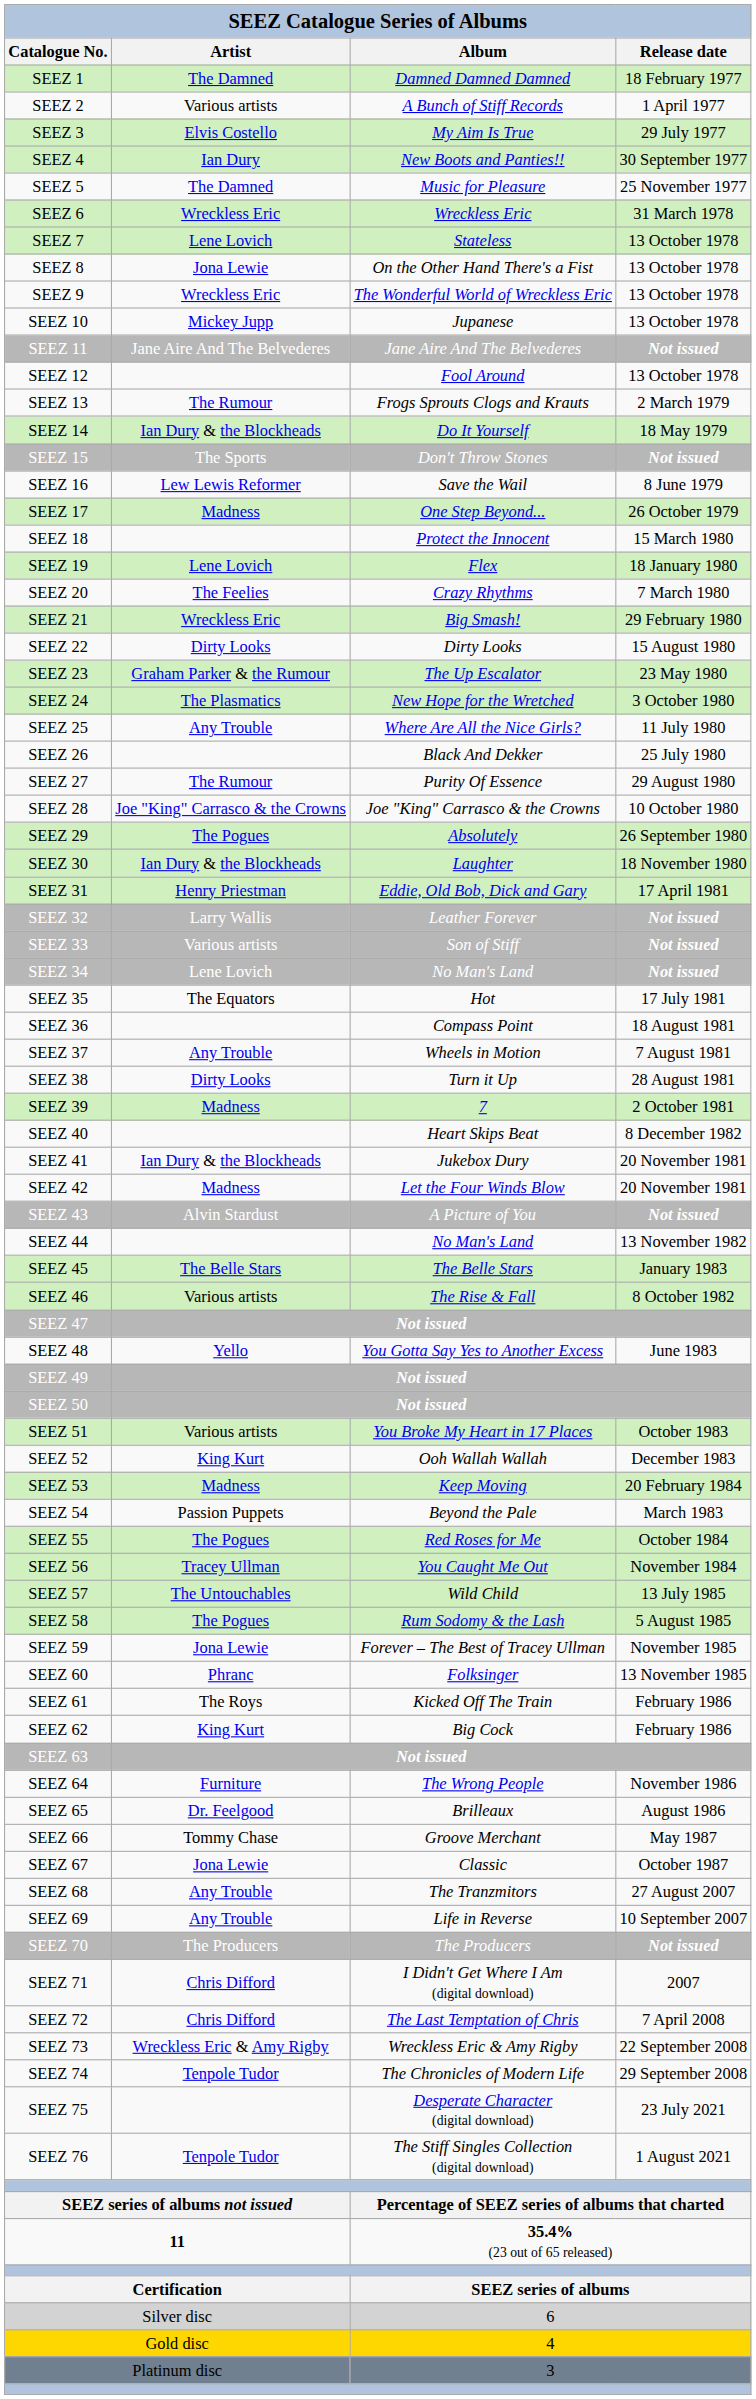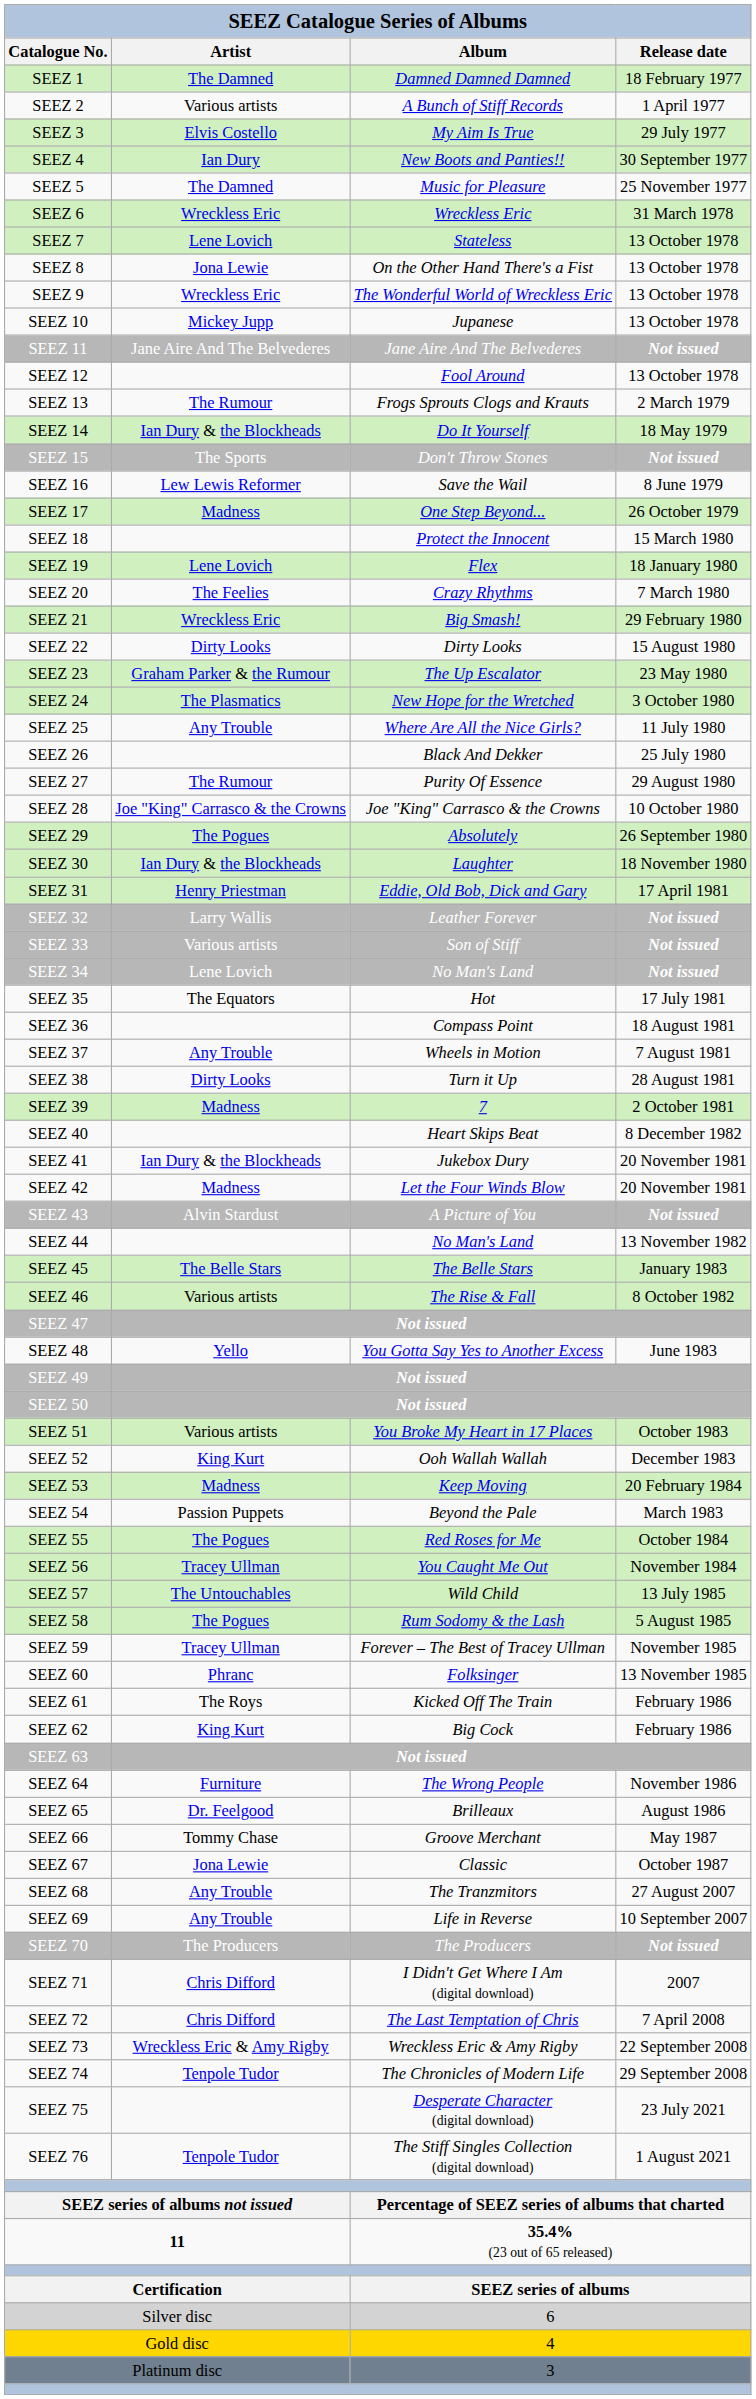(231, 1648) Jona Lewie -> (231, 1648) Tracey Ullman
